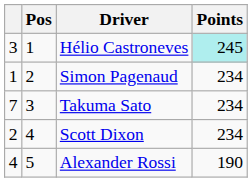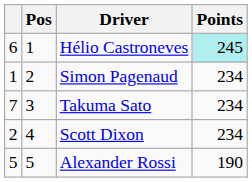(13, 47) 3 -> (13, 47) 6
(13, 163) 4 -> (13, 163) 5
